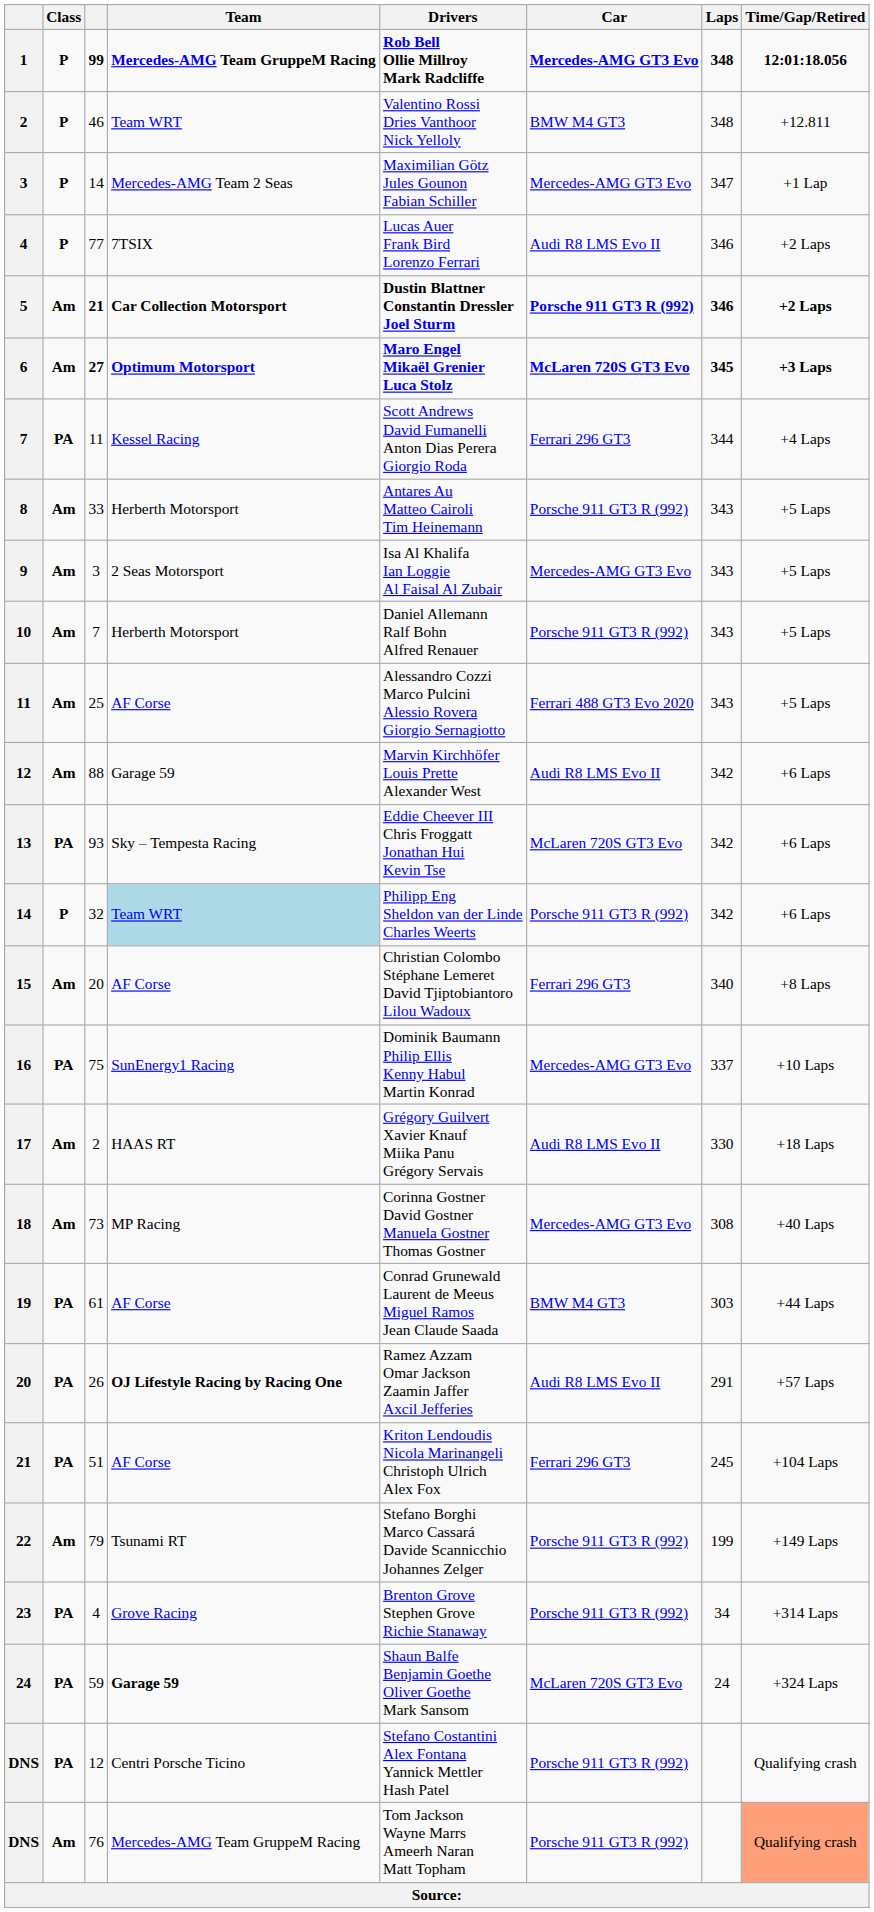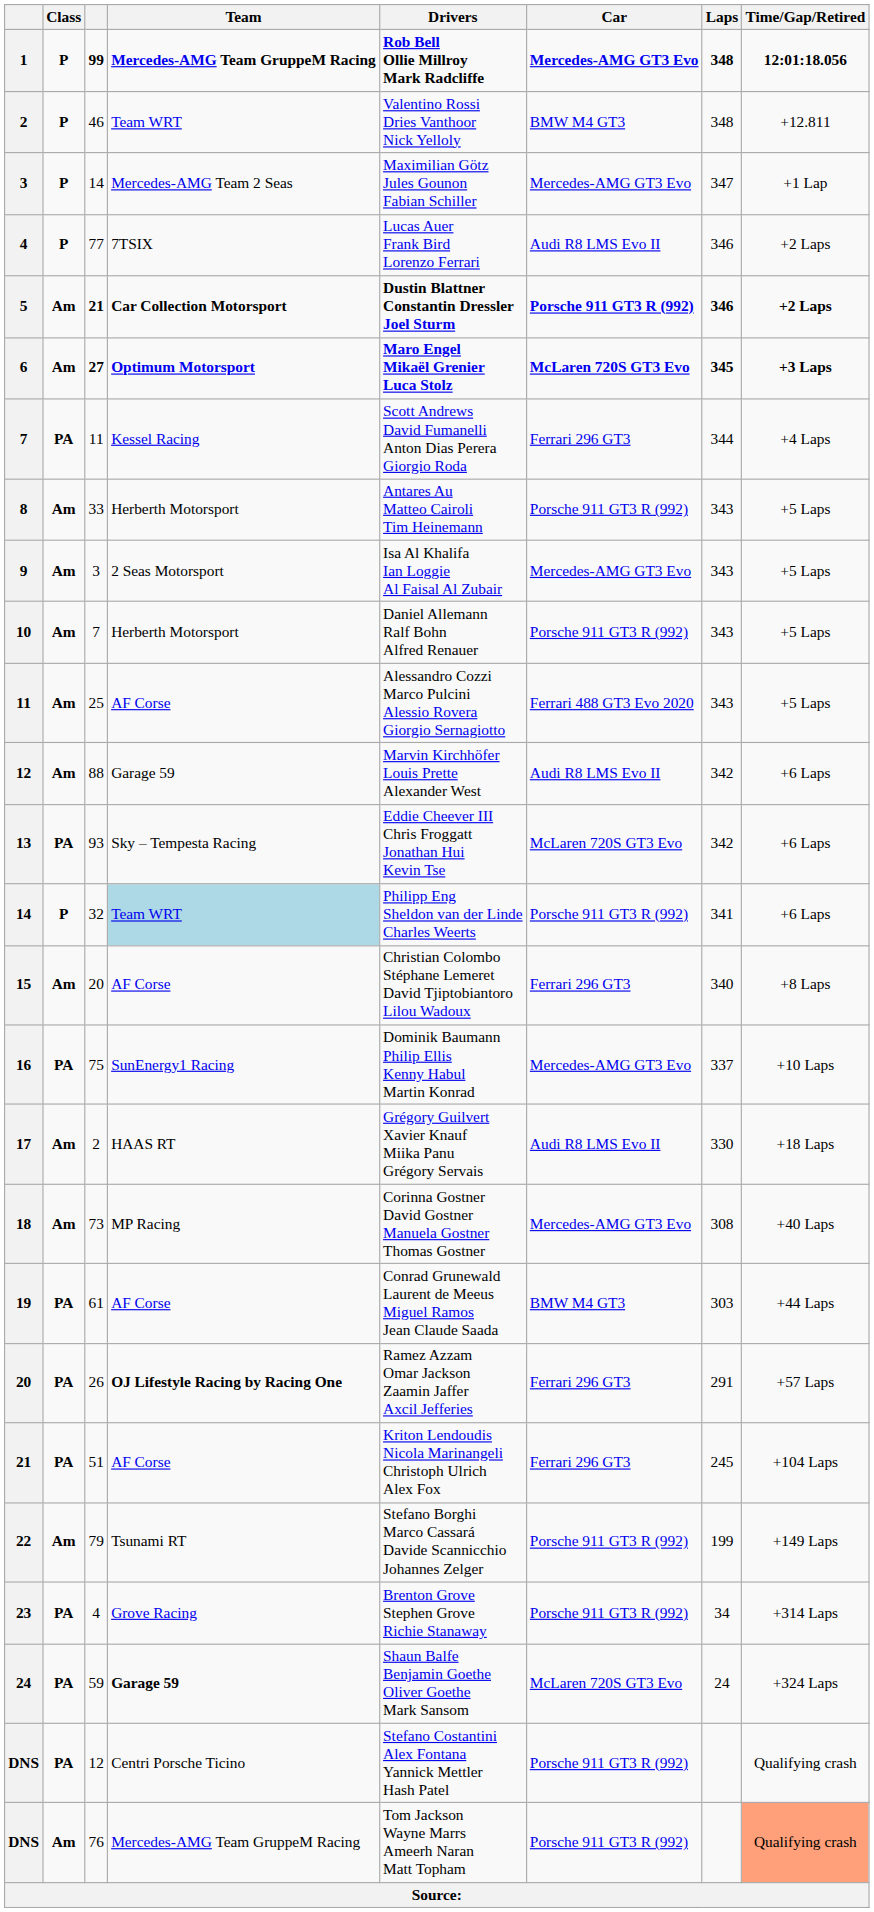(722, 914) 342 -> (722, 914) 341
(595, 1382) Audi R8 LMS Evo II -> (580, 1382) Ferrari 296 GT3
